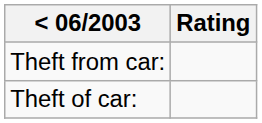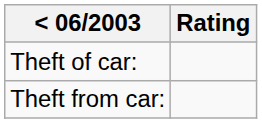rows swapped: (74, 99) <-> (88, 61)
